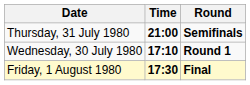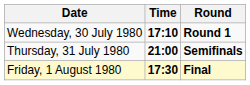rows swapped: (75, 51) <-> (68, 32)
